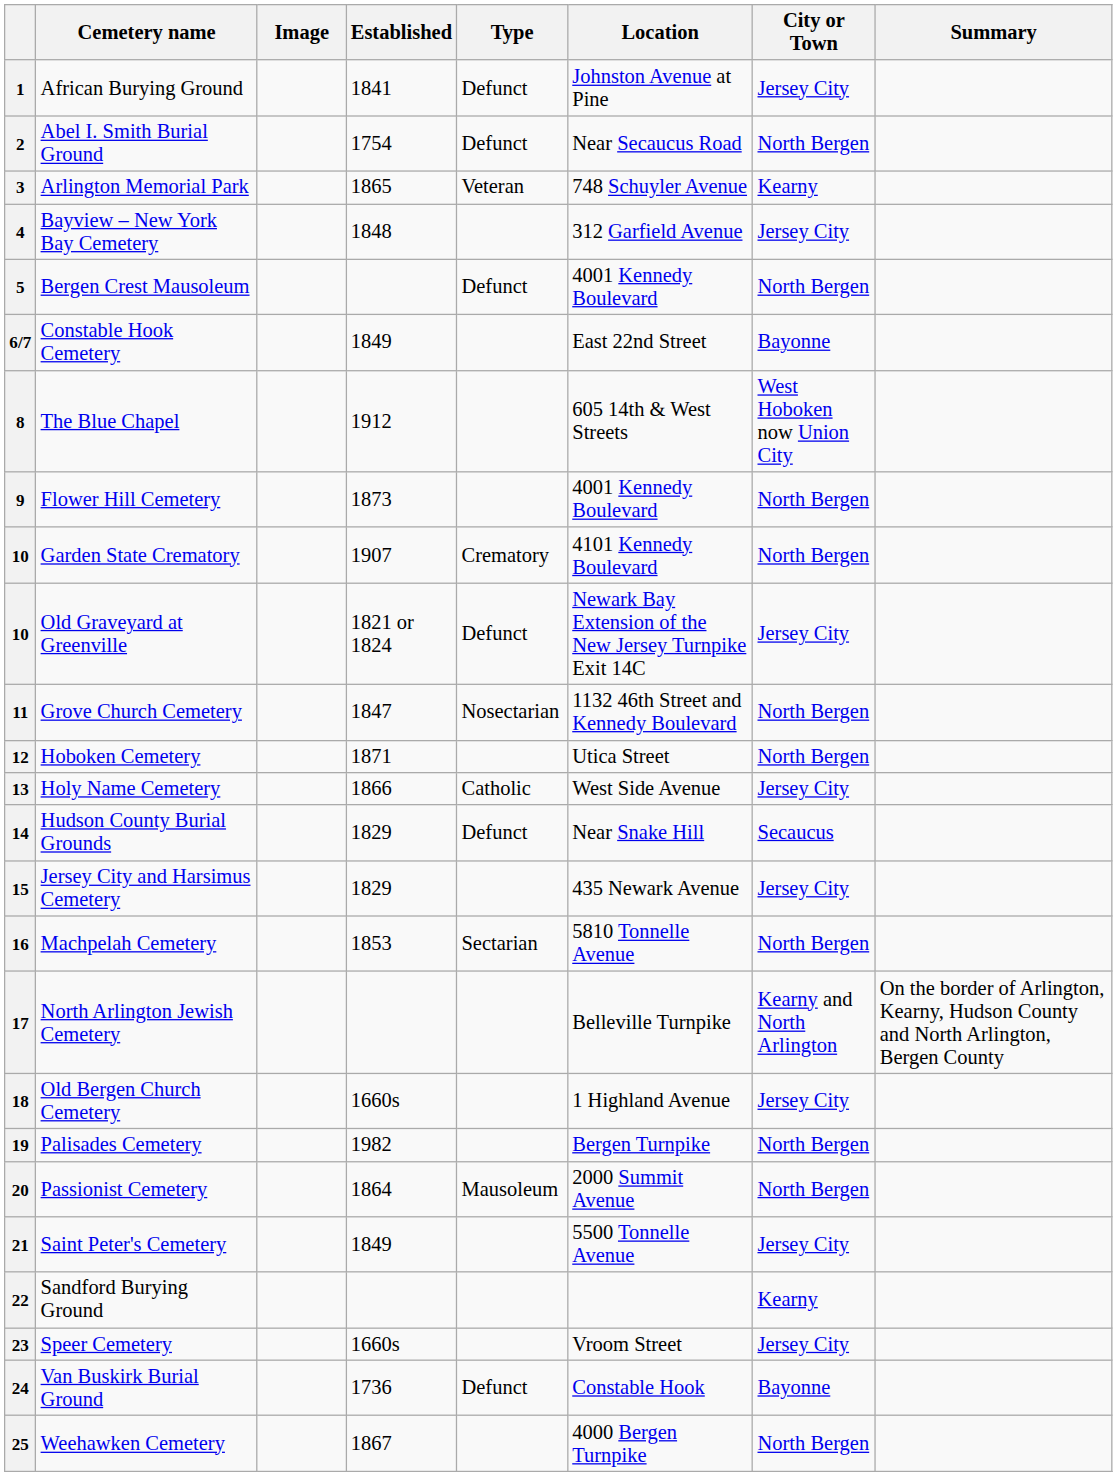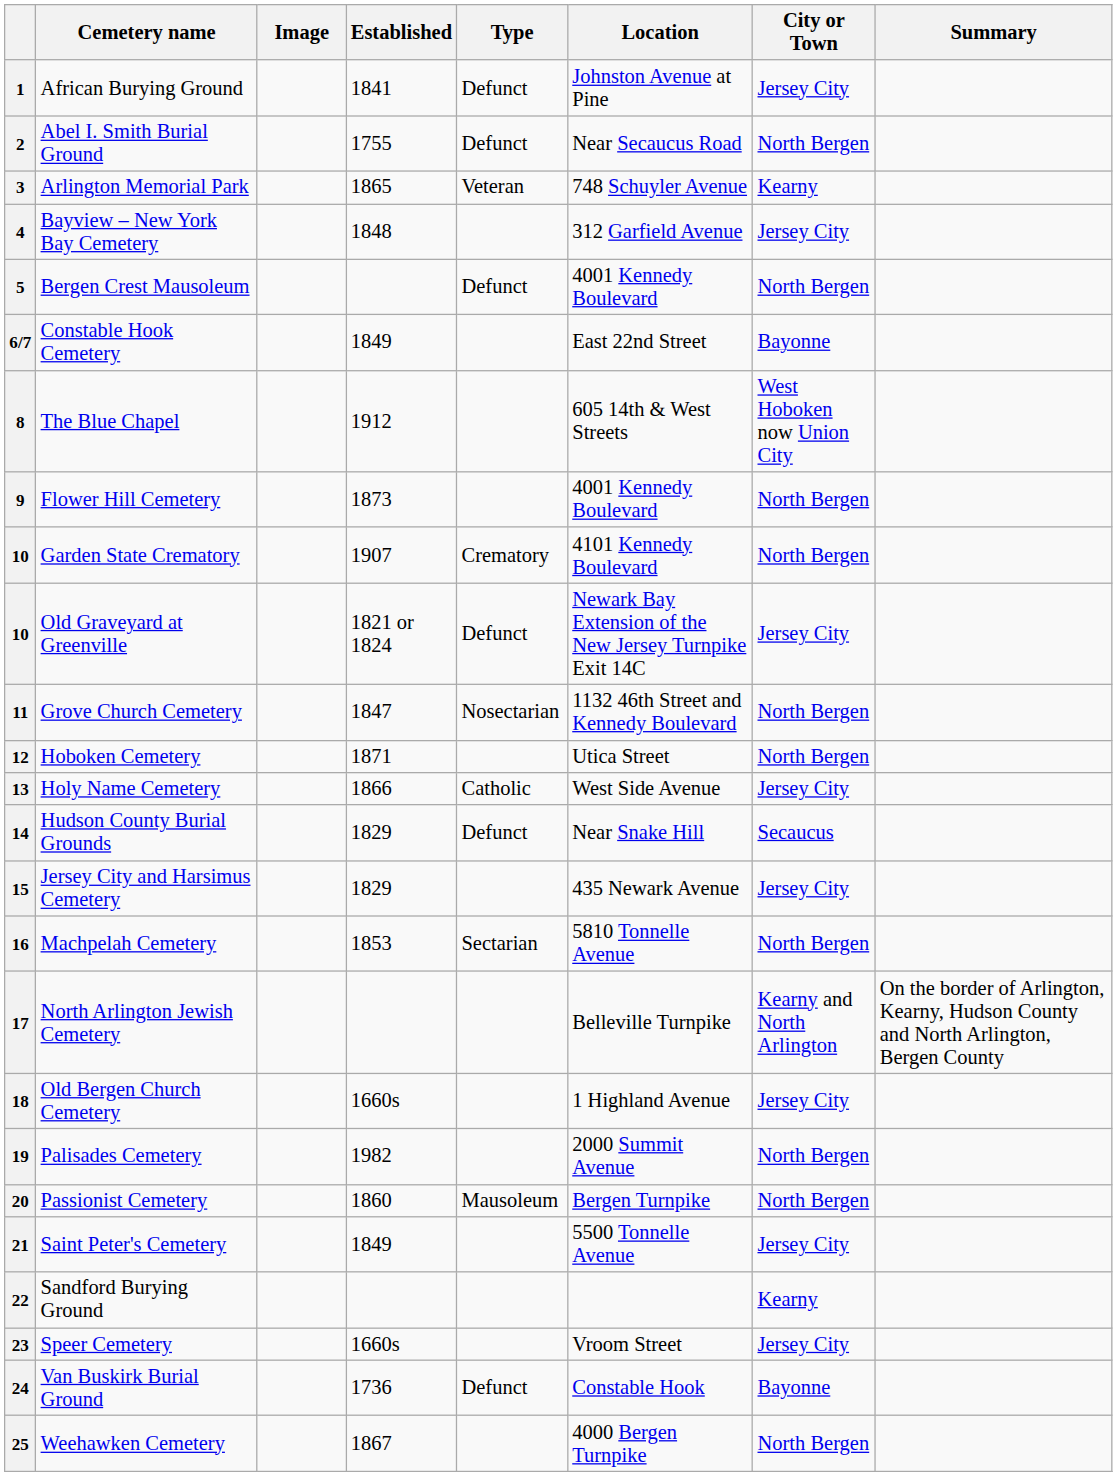(371, 143) 1754 -> (371, 143) 1755
(641, 1144) Bergen Turnpike -> (628, 1156) 2000 Summit Avenue
(371, 1188) 1864 -> (371, 1200) 1860
(628, 1188) 2000 Summit Avenue -> (641, 1200) Bergen Turnpike
